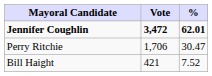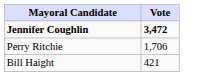- column: (193, 12)
